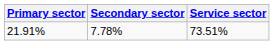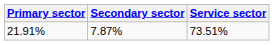(106, 31) 7.78% -> (106, 31) 7.87%
